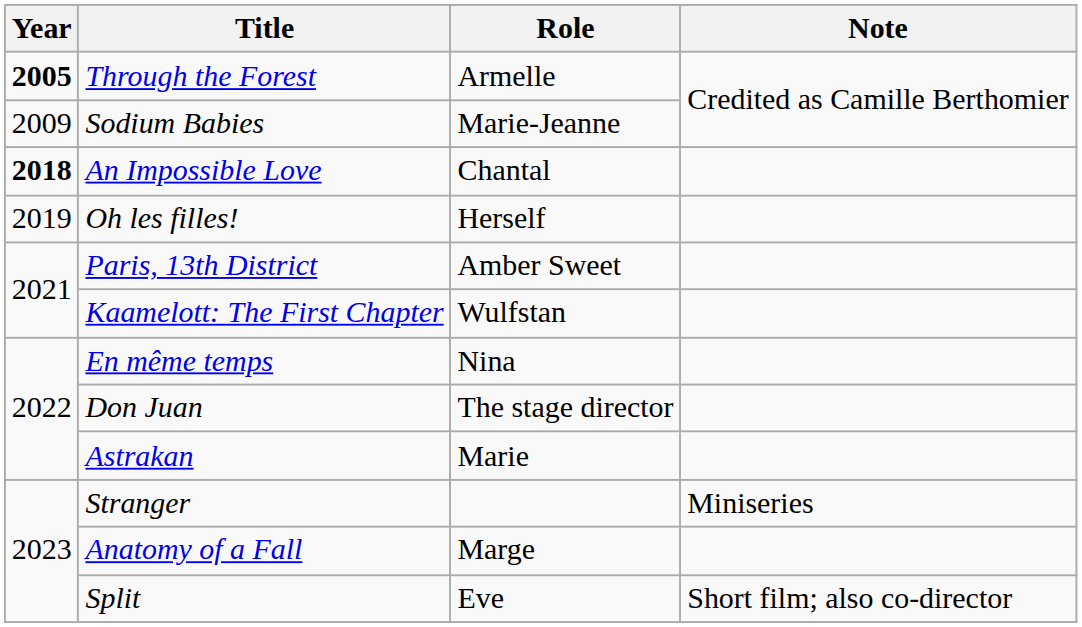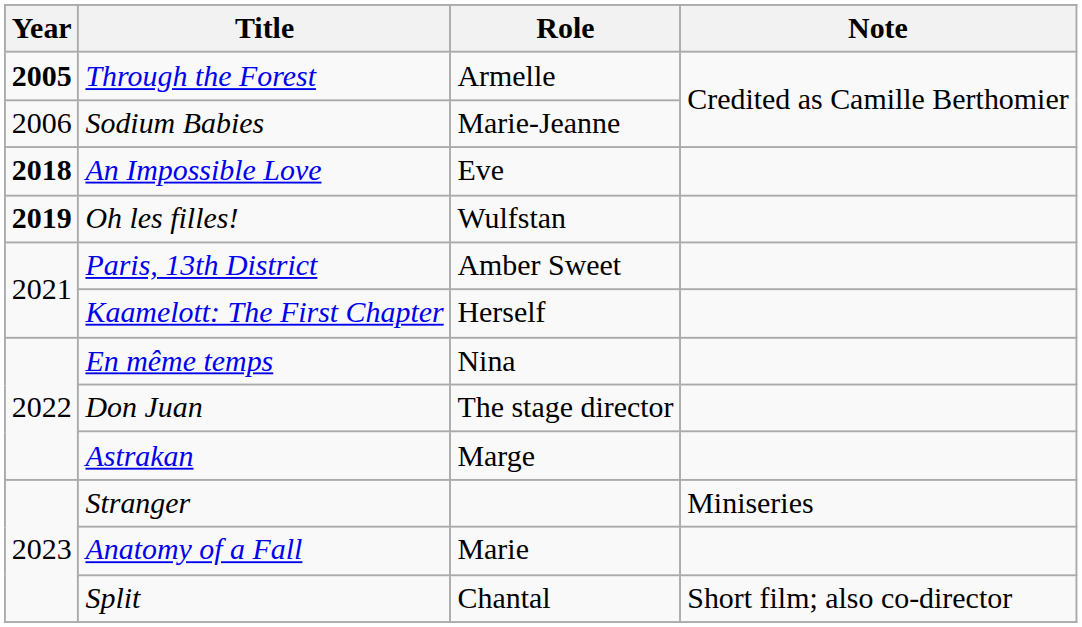(42, 123) 2009 -> (42, 123) 2006
(504, 170) Chantal -> (481, 170) Eve
(42, 218) normal -> (42, 218) bold
(502, 218) Herself -> (512, 218) Wulfstan
(512, 312) Wulfstan -> (502, 312) Herself
(493, 455) Marie -> (496, 455) Marge
(496, 550) Marge -> (493, 550) Marie
(481, 597) Eve -> (504, 597) Chantal
